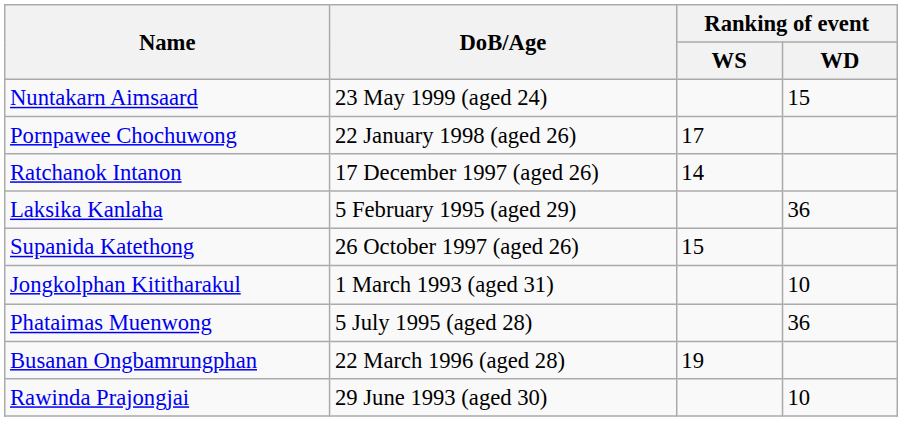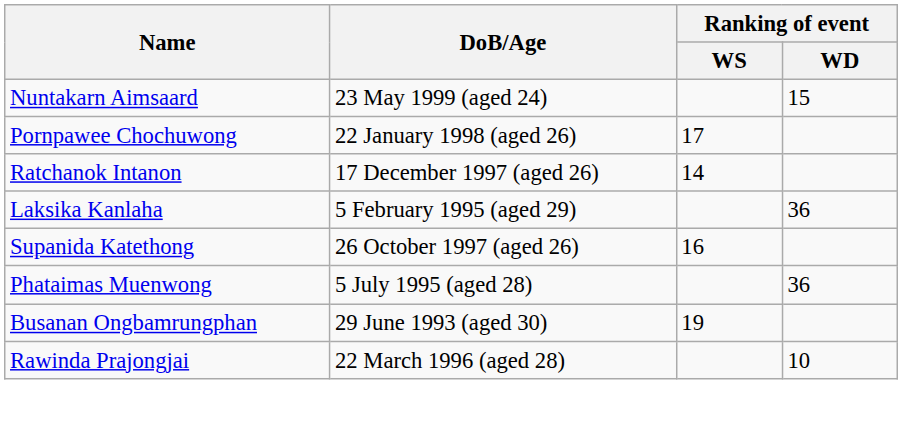(693, 247) 15 -> (693, 247) 16
- row: (125, 284)
(450, 359) 22 March 1996 (aged 28) -> (441, 322) 29 June 1993 (aged 30)
(441, 396) 29 June 1993 (aged 30) -> (450, 359) 22 March 1996 (aged 28)
